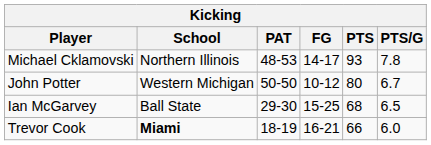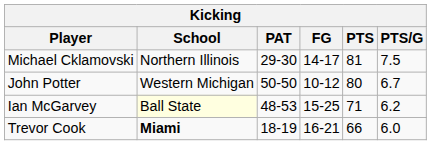(279, 60) 48-53 -> (279, 60) 29-30
(354, 60) 93 -> (354, 60) 81
(391, 60) 7.8 -> (391, 60) 7.5
(171, 106) no background -> (171, 106) lightyellow background
(279, 106) 29-30 -> (279, 106) 48-53
(354, 106) 68 -> (354, 106) 71
(391, 106) 6.5 -> (391, 106) 6.2
